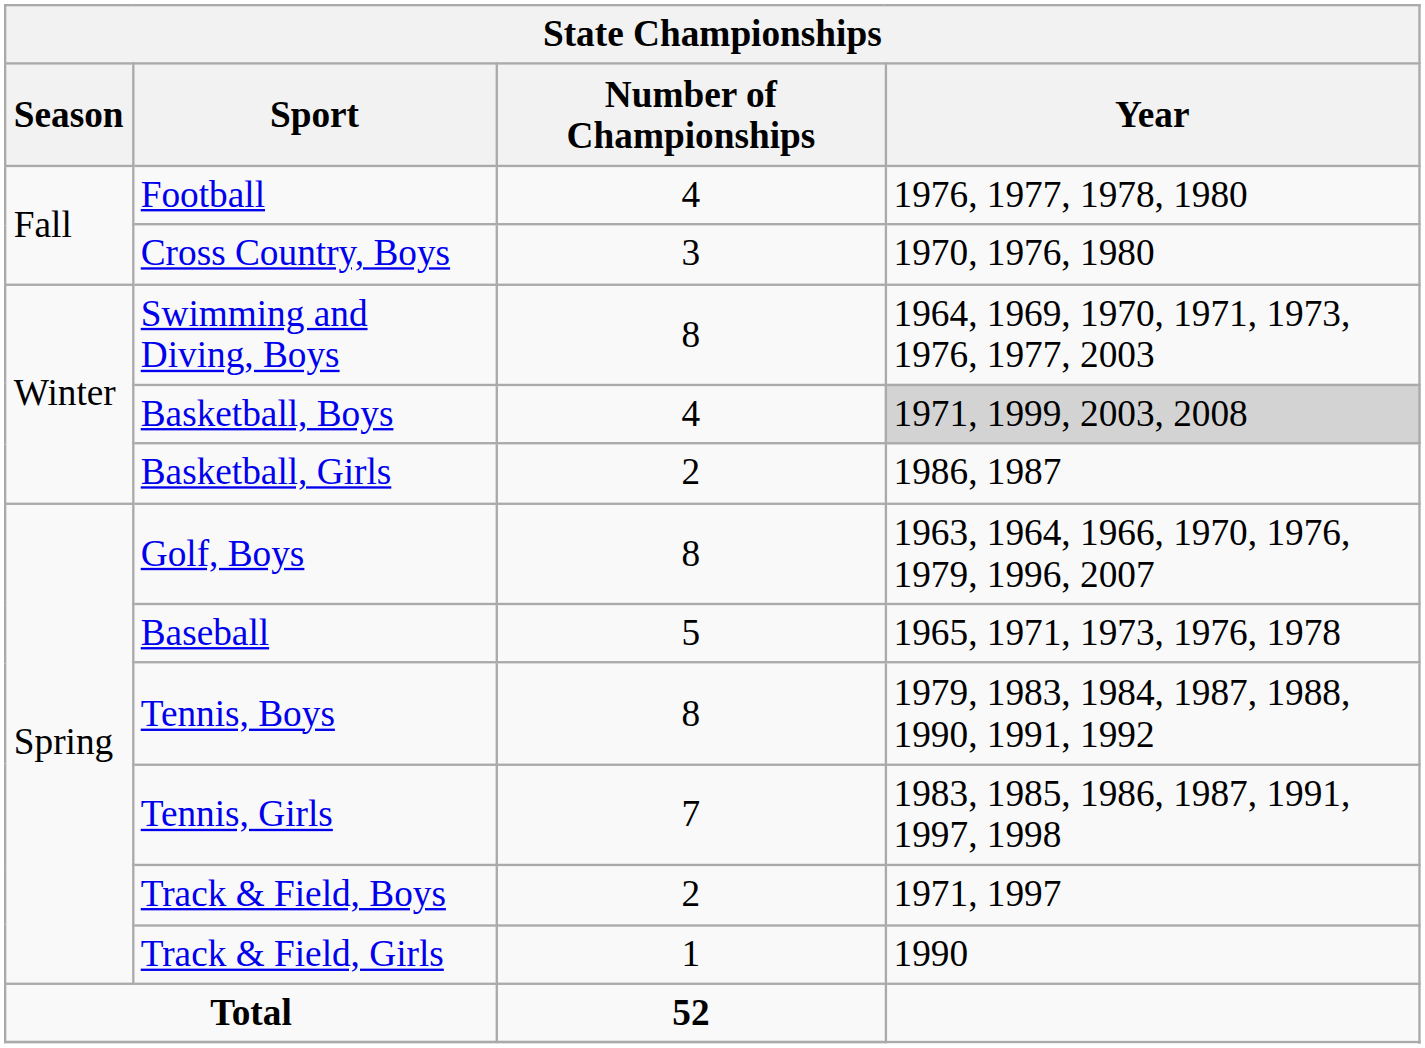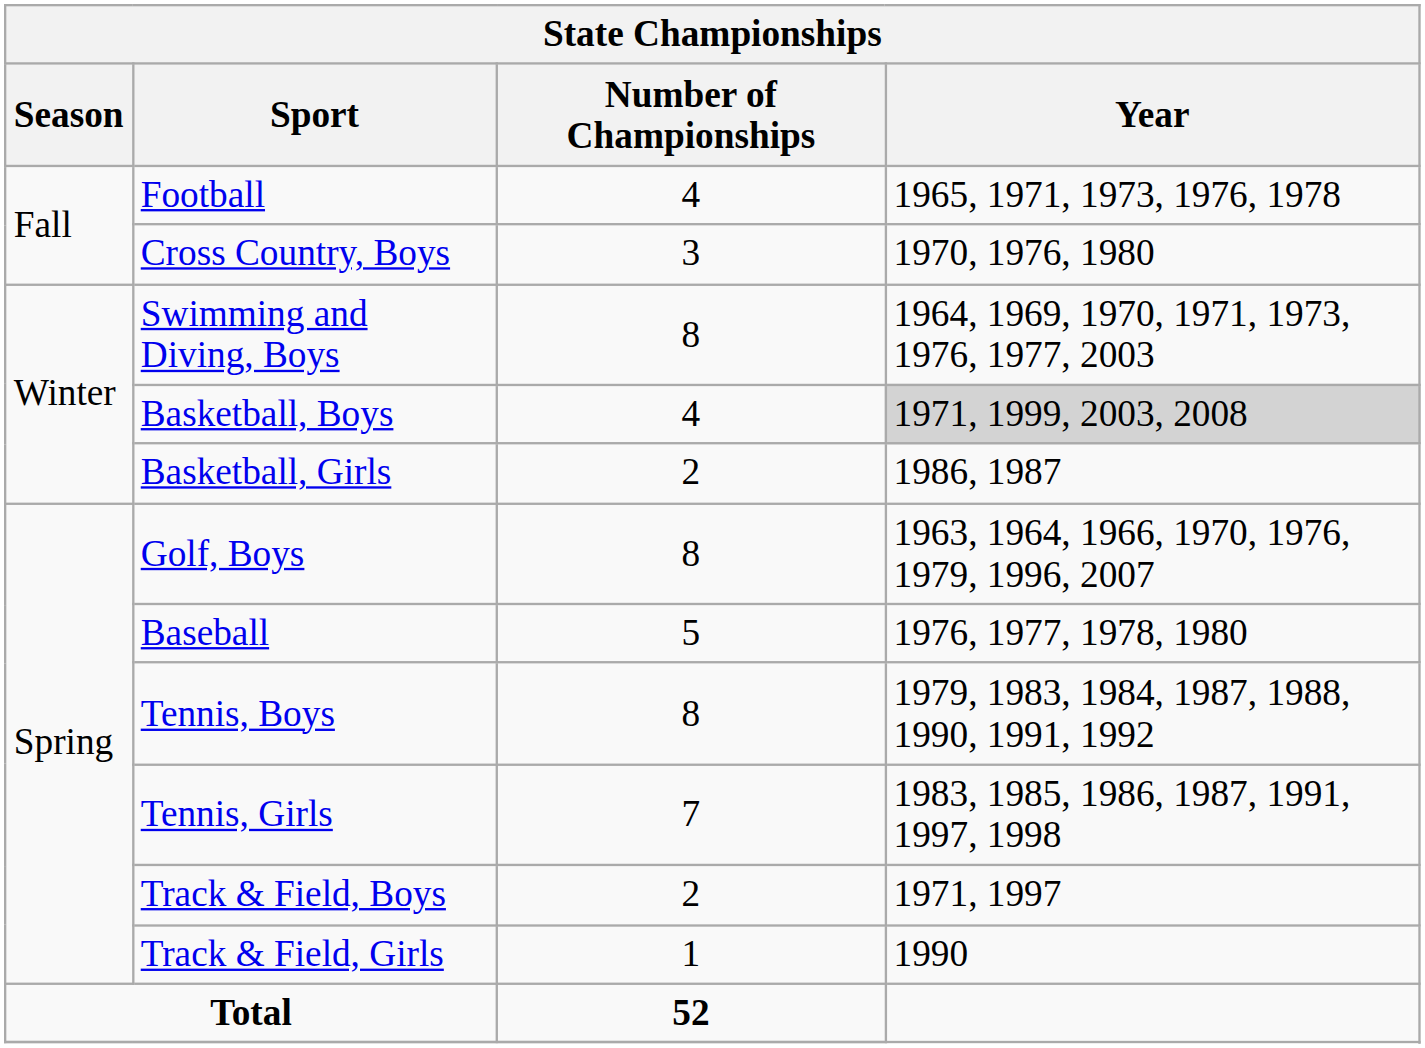(1071, 194) 1976, 1977, 1978, 1980 -> (1117, 194) 1965, 1971, 1973, 1976, 1978
(1117, 632) 1965, 1971, 1973, 1976, 1978 -> (1071, 632) 1976, 1977, 1978, 1980
